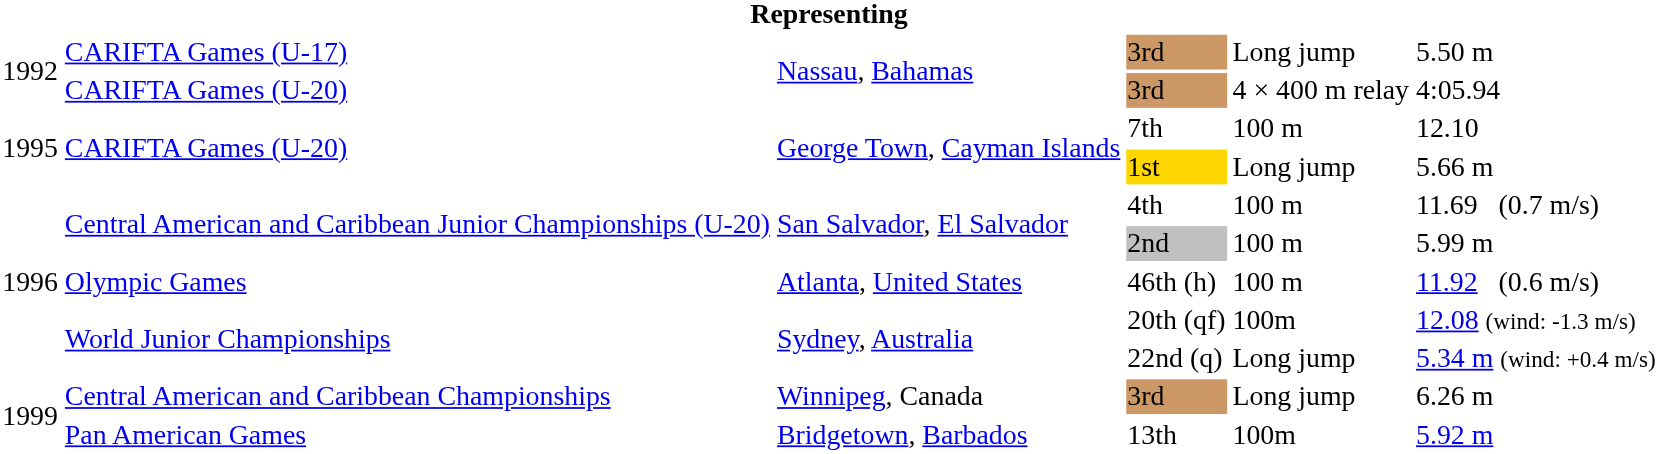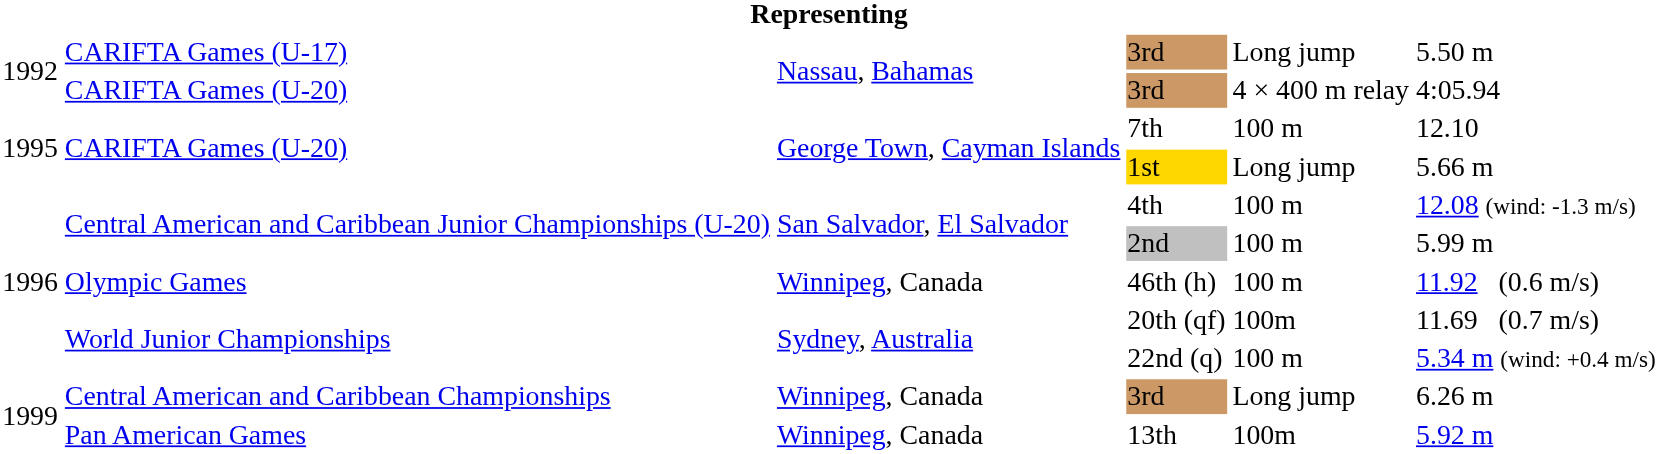(1508, 204) 11.69 (0.7 m/s) -> (1526, 204) 12.08 (wind: -1.3 m/s)
(900, 281) Atlanta, United States -> (880, 281) Winnipeg, Canada
(1526, 319) 12.08 (wind: -1.3 m/s) -> (1508, 319) 11.69 (0.7 m/s)
(1294, 358) Long jump -> (1268, 358) 100 m
(902, 434) Bridgetown, Barbados -> (880, 434) Winnipeg, Canada
